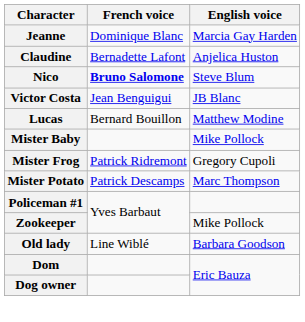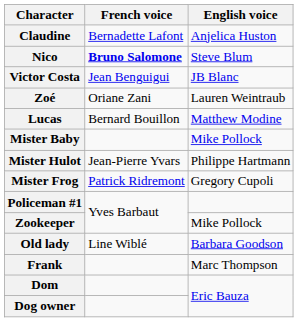- row: (46, 35)
+ row: (45, 98)
+ row: (45, 160)
- row: (46, 181)
+ row: (45, 264)
